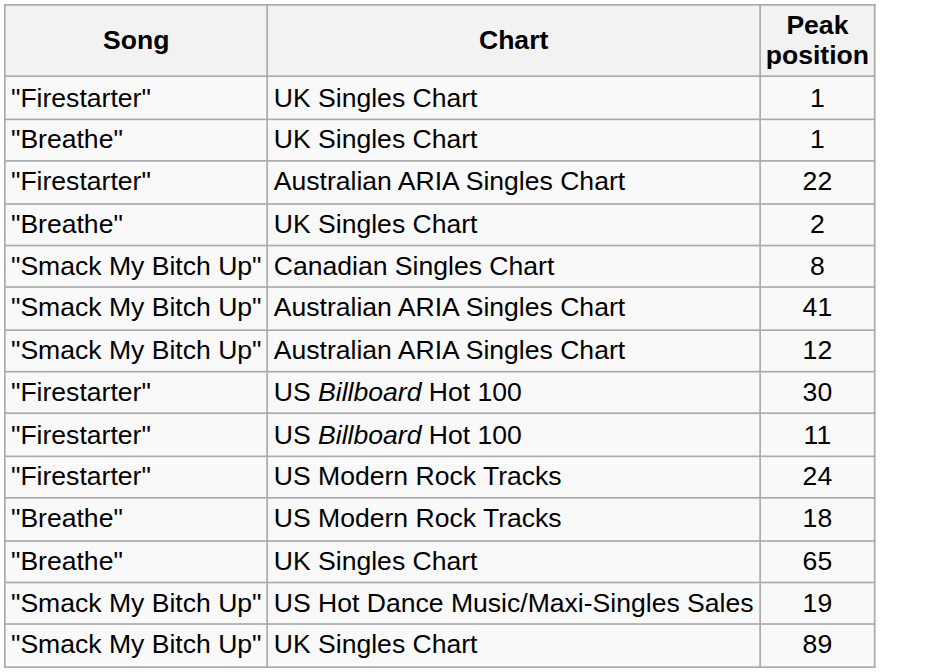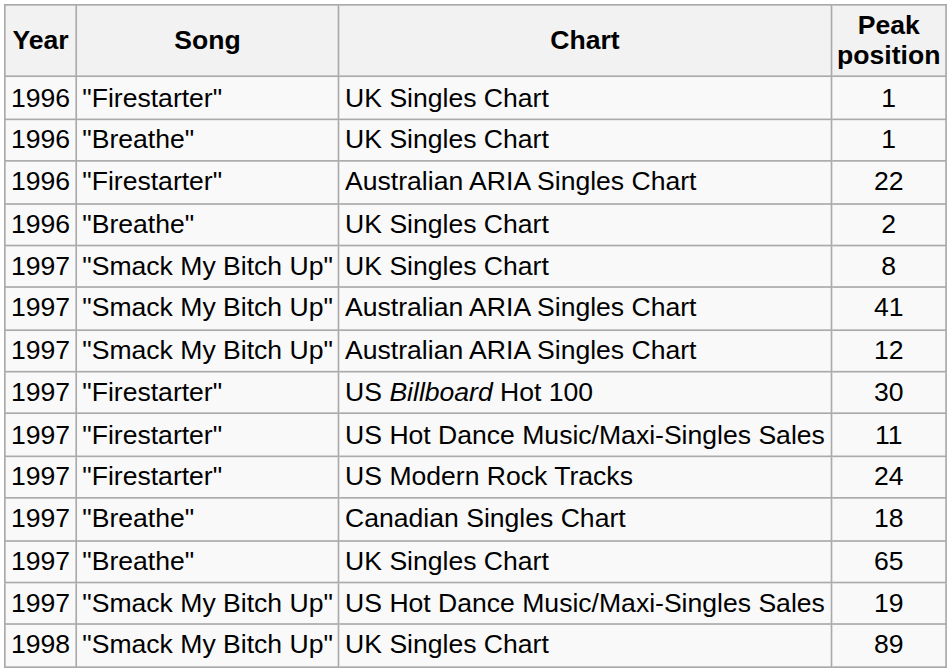+ column: (40, 40)
(414, 266) Canadian Singles Chart -> (447, 266) UK Singles Chart
(398, 434) US Billboard Hot 100 -> (585, 434) US Hot Dance Music/Maxi-Singles Sales
(418, 518) US Modern Rock Tracks -> (485, 518) Canadian Singles Chart
